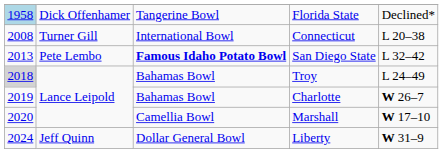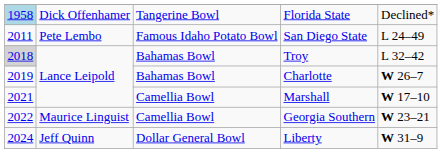- row: (323, 35)
(20, 55) 2013 -> (20, 35) 2011
(211, 55) bold -> (207, 35) normal
(403, 55) L 32–42 -> (403, 35) L 24–49
(403, 76) L 24–49 -> (403, 55) L 32–42
(20, 117) 2020 -> (20, 96) 2021
+ row: (329, 117)
